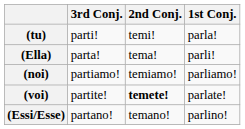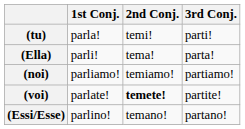columns swapped: (212, 14) <-> (97, 14)
